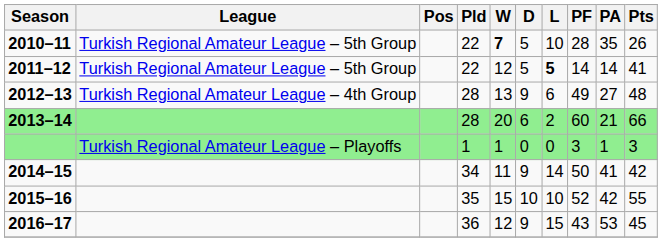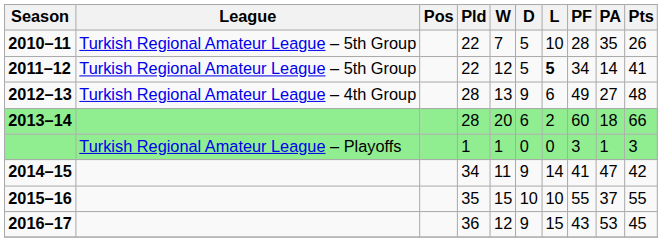(499, 43) bold -> (499, 43) normal
(580, 69) 14 -> (580, 69) 34
(609, 120) 21 -> (609, 120) 18
(580, 172) 50 -> (580, 172) 41
(609, 172) 41 -> (609, 172) 47
(580, 198) 52 -> (580, 198) 55
(609, 198) 42 -> (609, 198) 37
